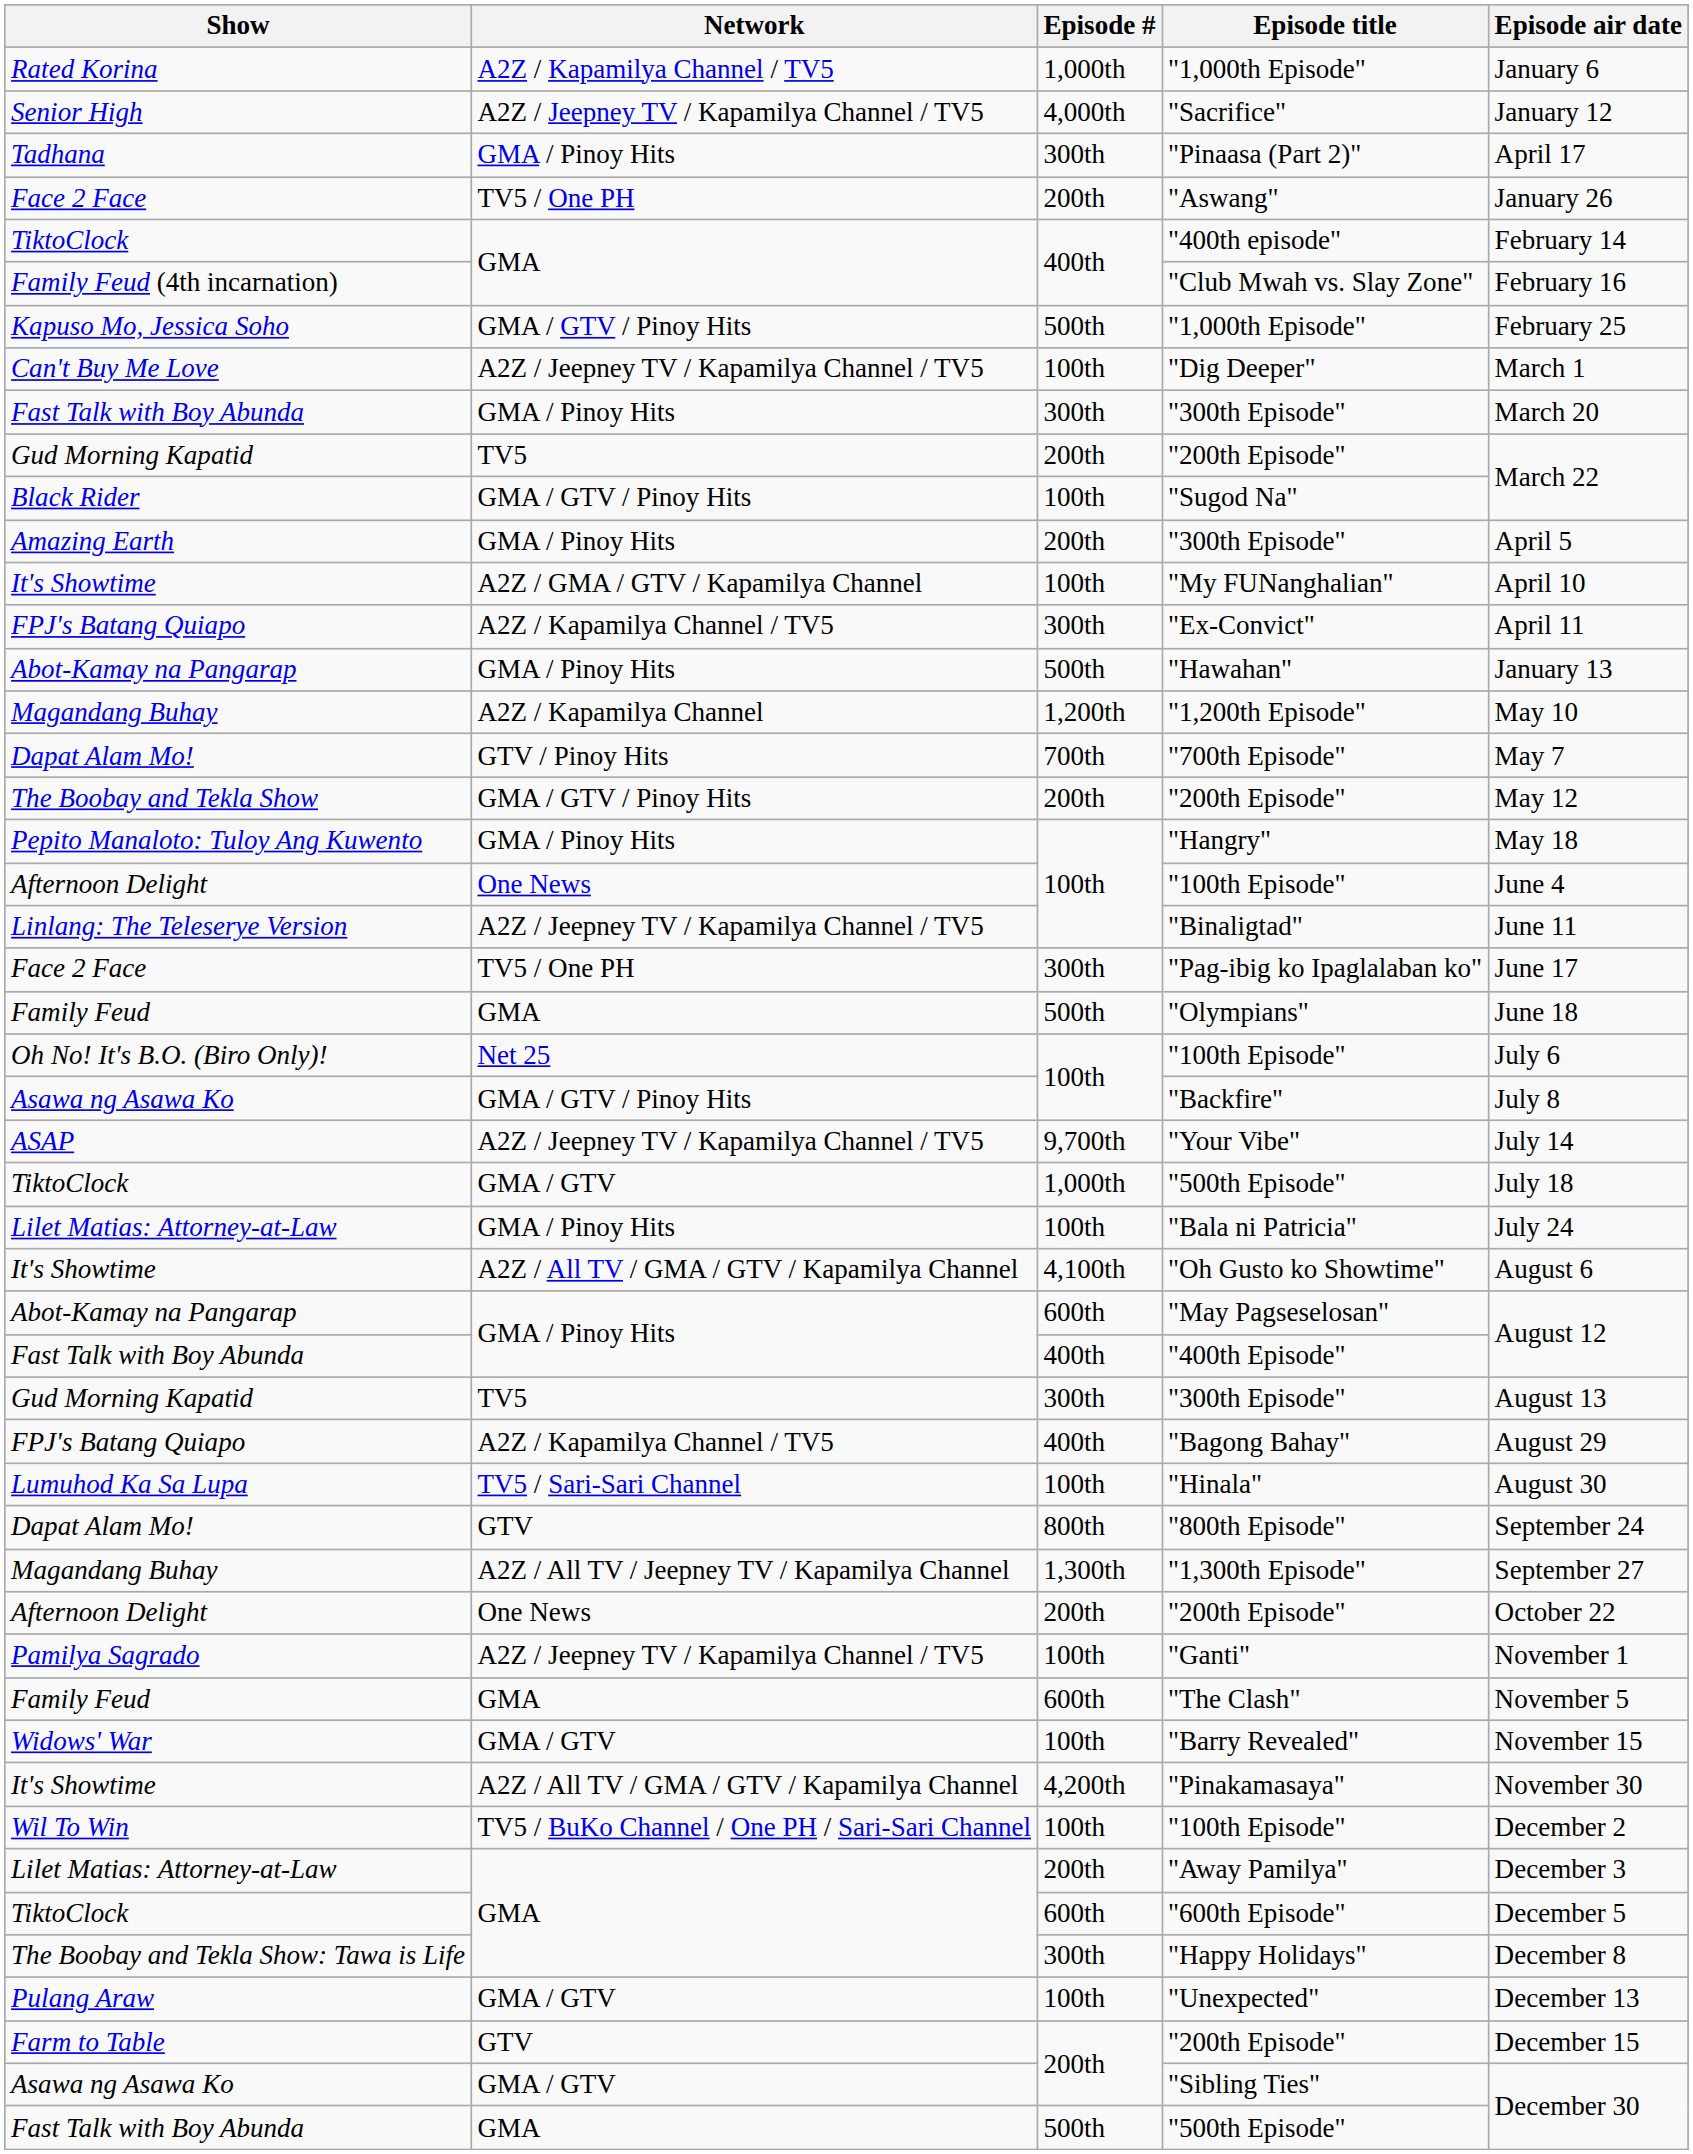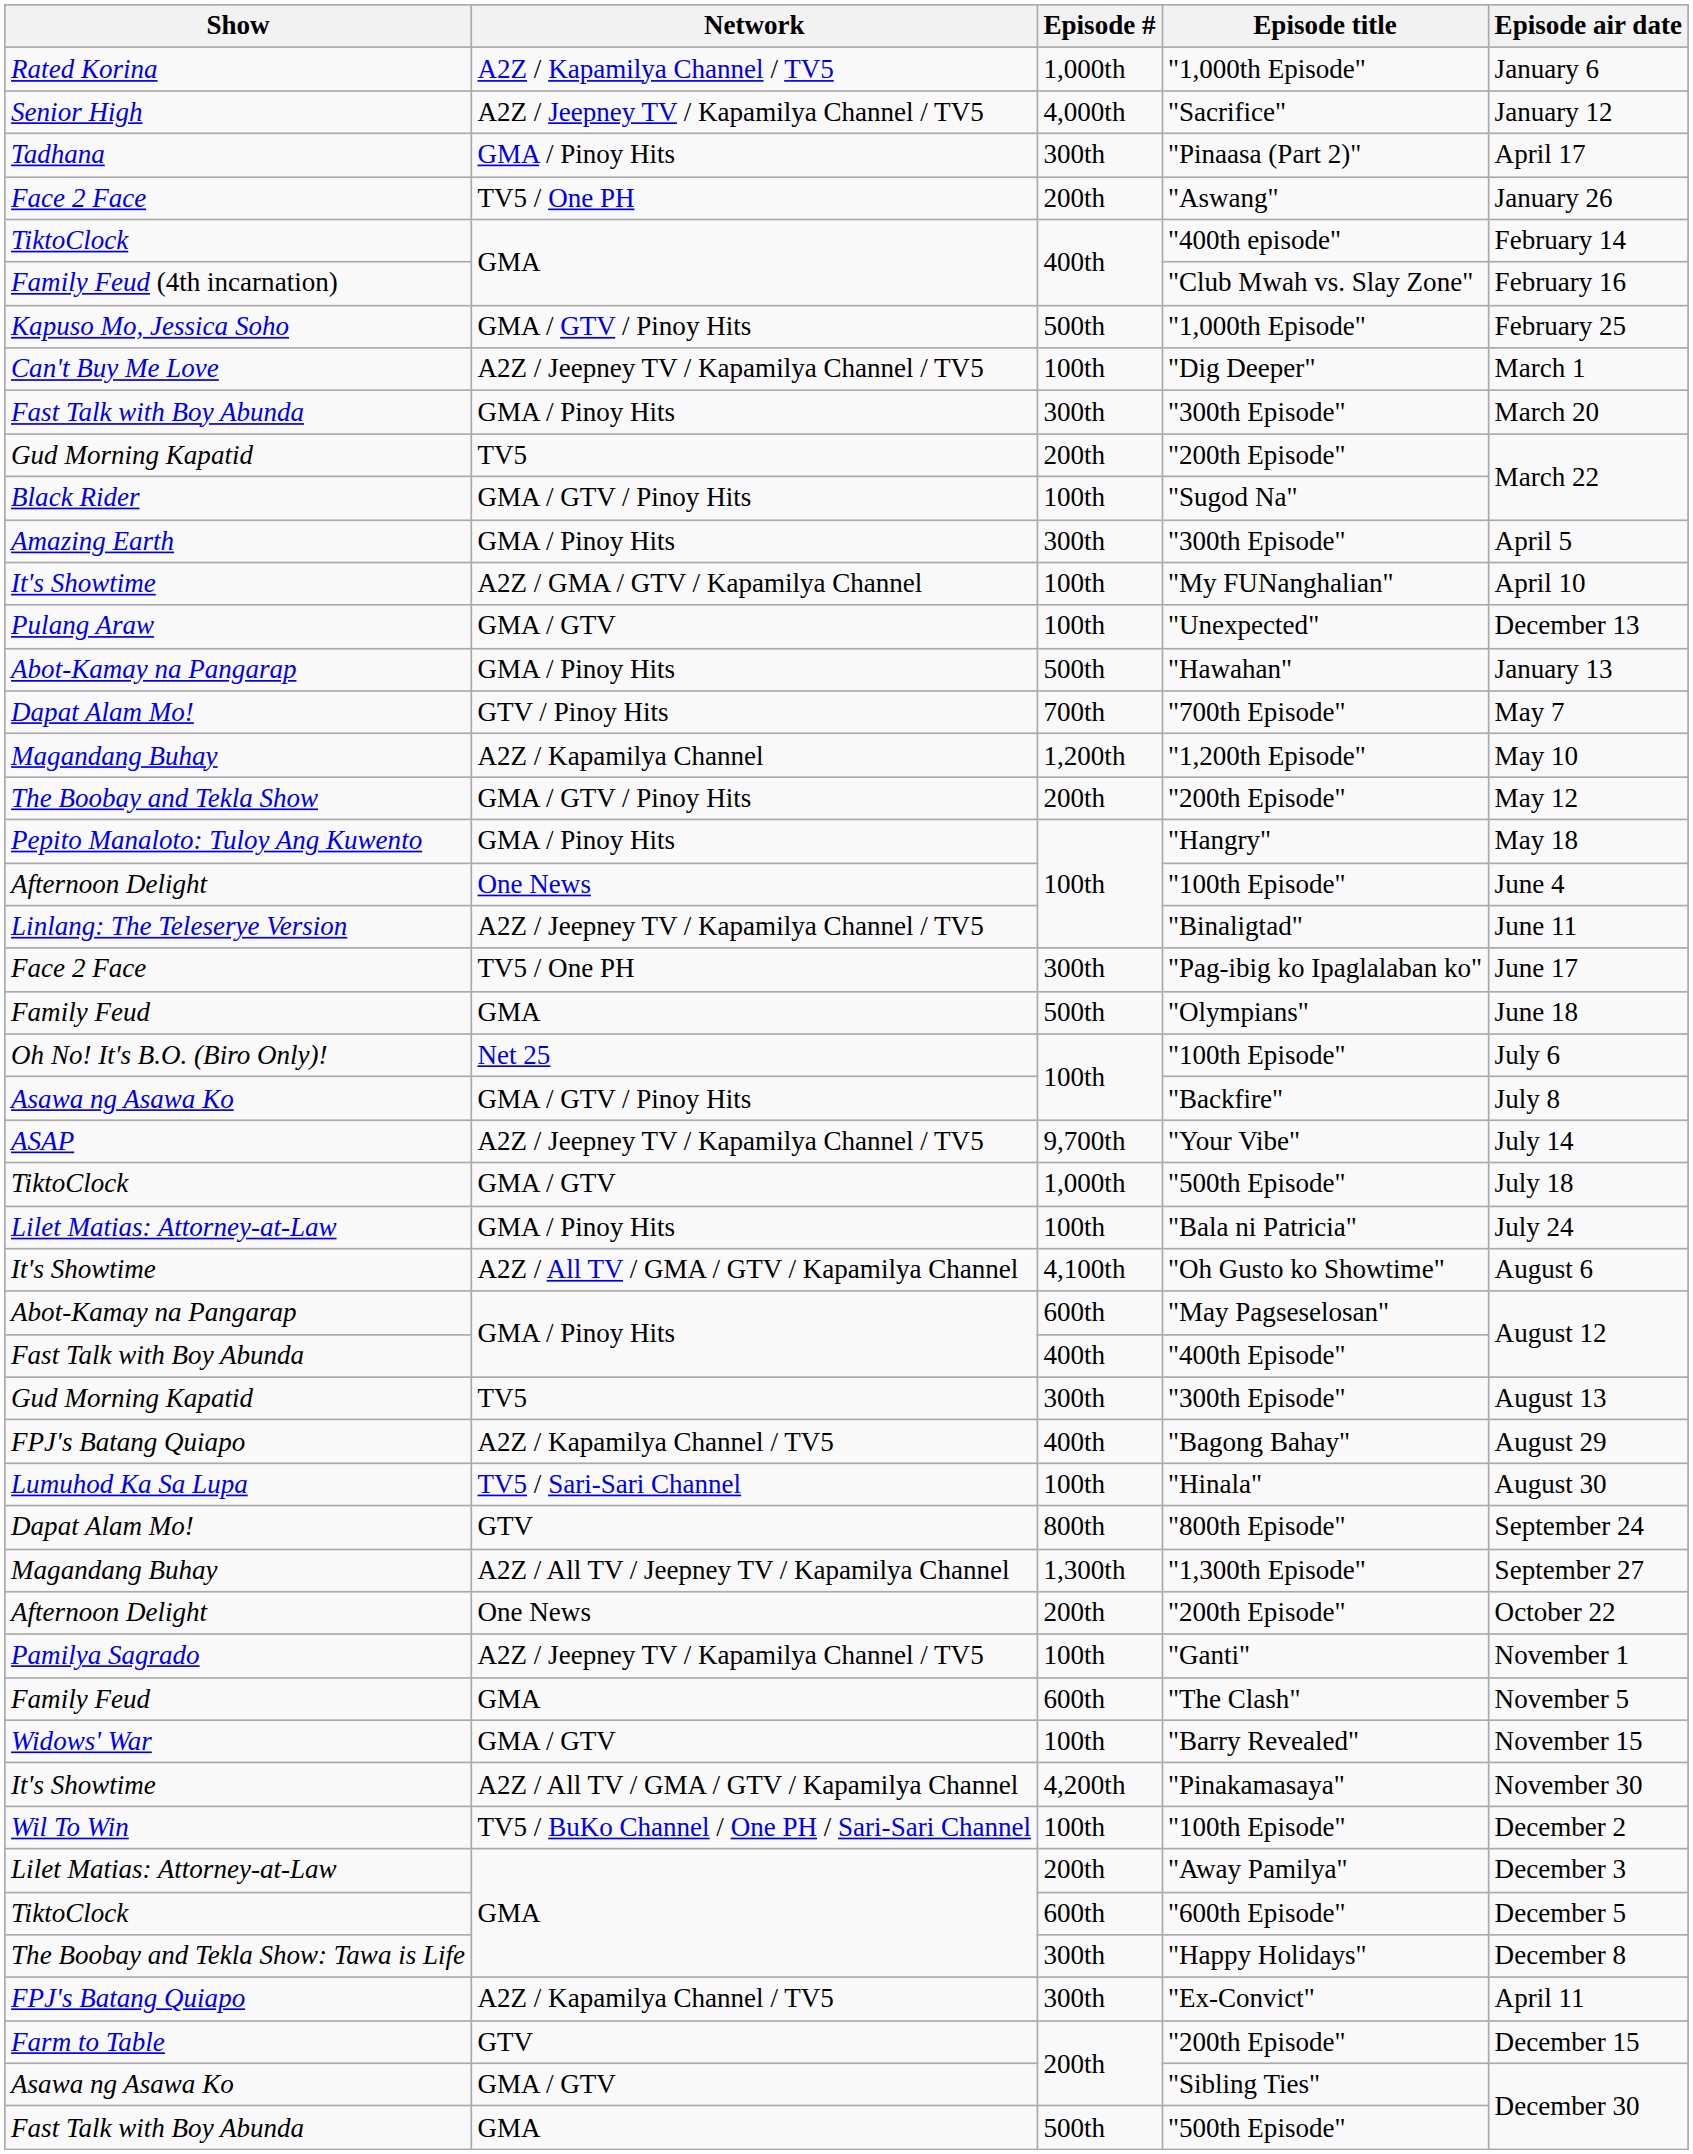(1074, 540) 200th -> (1074, 540) 300th
rows swapped: (128, 626) <-> (83, 1998)
rows swapped: (102, 754) <-> (114, 712)
